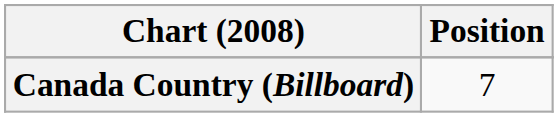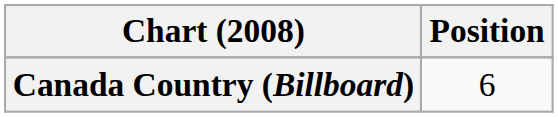(487, 84) 7 -> (487, 84) 6
